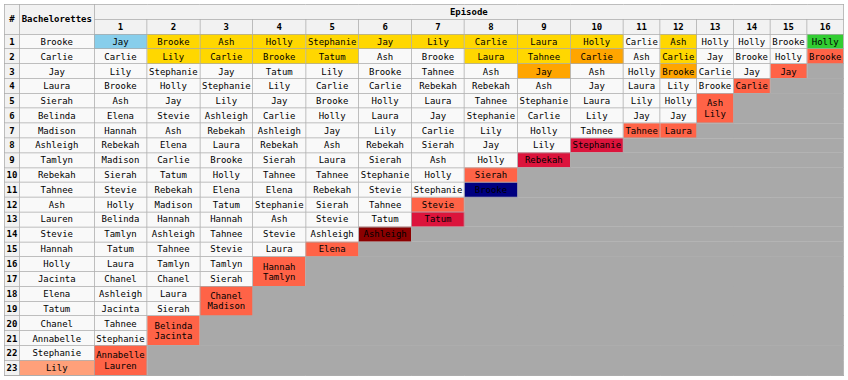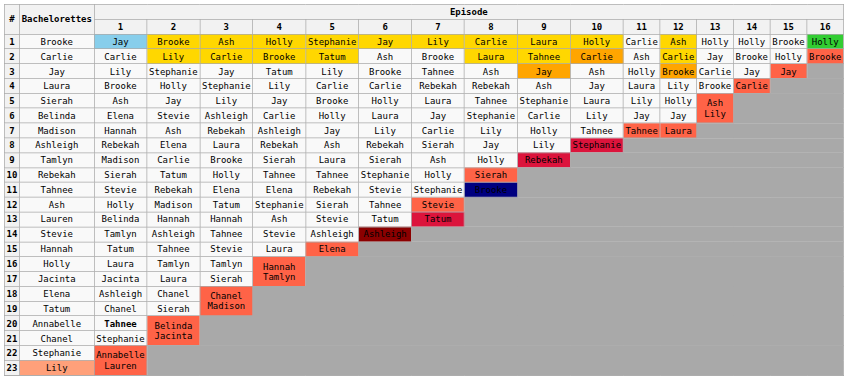(120, 279) Chanel -> (120, 279) Jacinta
(173, 279) Chanel -> (173, 279) Laura
(173, 294) Laura -> (173, 294) Chanel
(120, 308) Jacinta -> (120, 308) Chanel
(57, 323) Chanel -> (57, 323) Annabelle
(120, 323) normal -> (120, 323) bold
(57, 338) Annabelle -> (57, 338) Chanel
